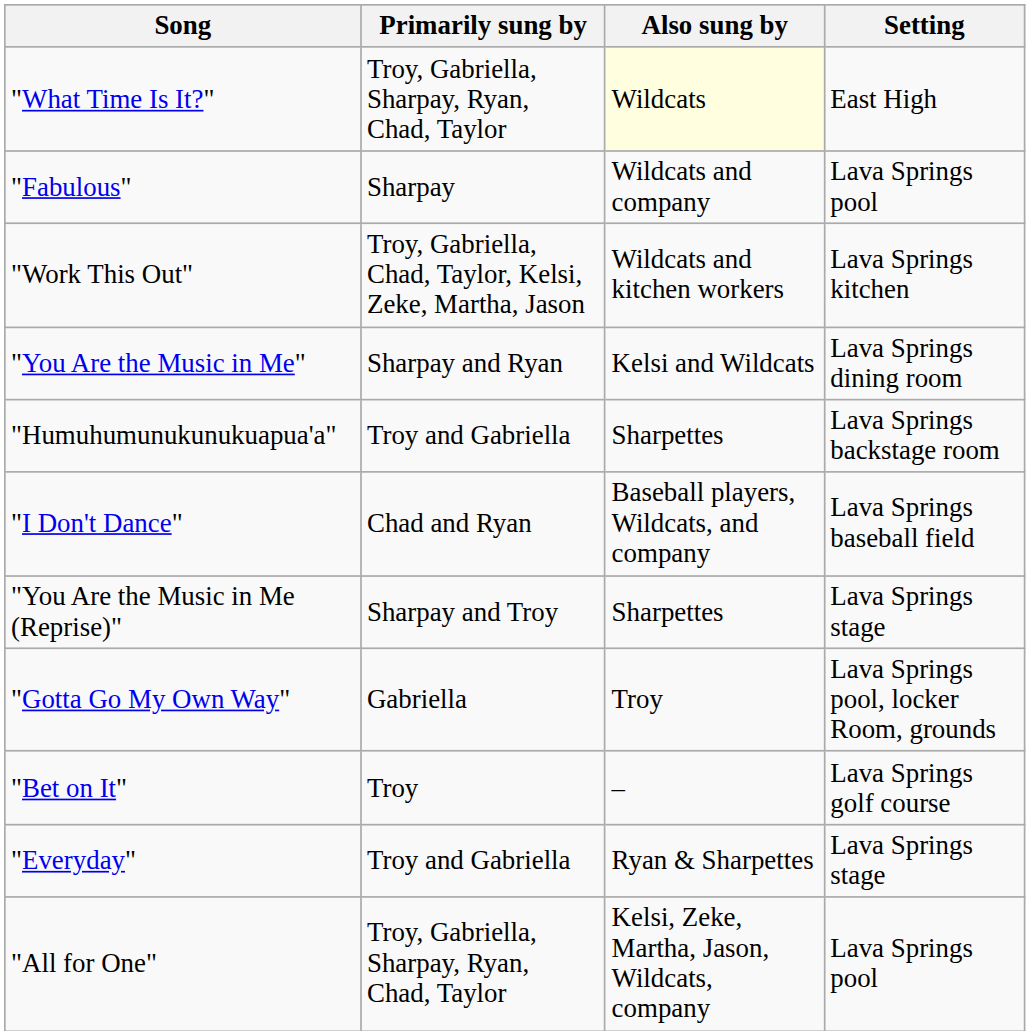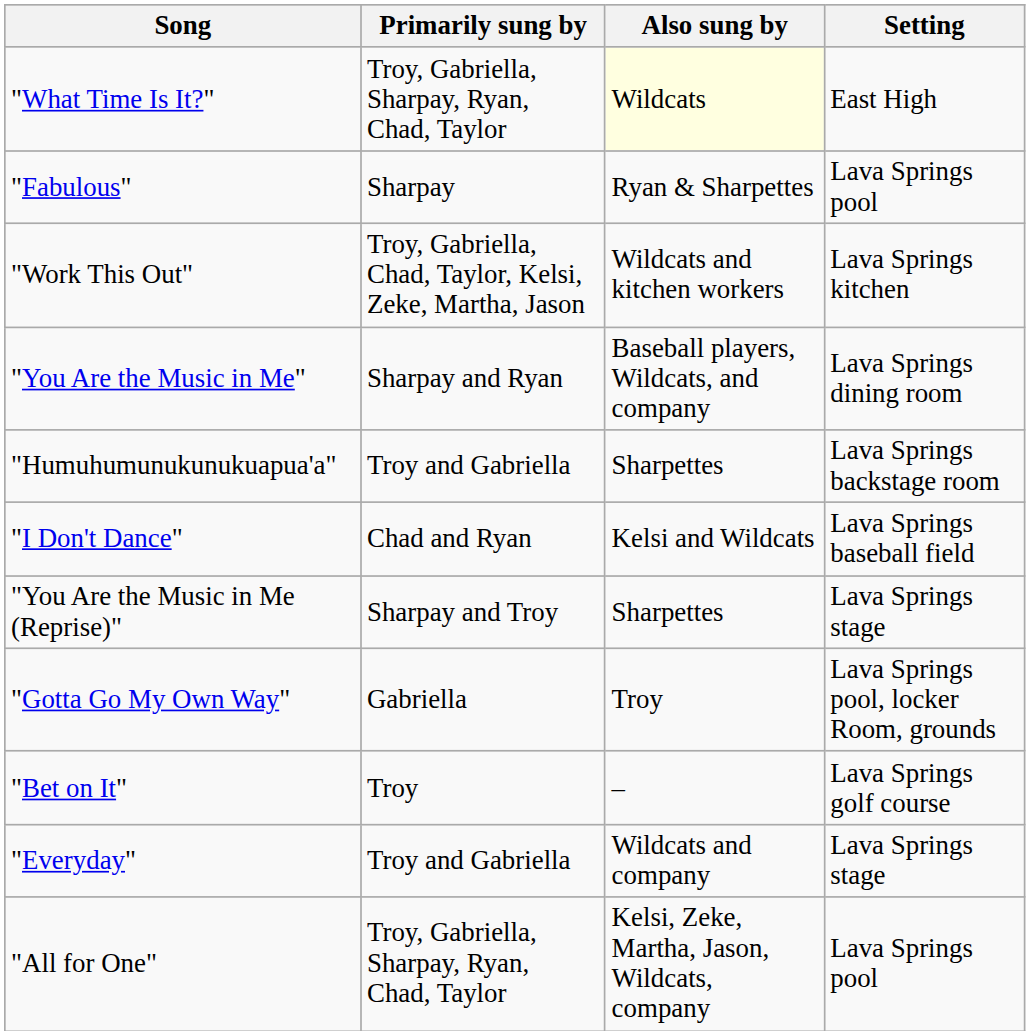(682, 186) Wildcats and company -> (713, 186) Ryan & Sharpettes
(713, 362) Kelsi and Wildcats -> (703, 377) Baseball players, Wildcats, and company
(703, 523) Baseball players, Wildcats, and company -> (713, 538) Kelsi and Wildcats
(713, 860) Ryan & Sharpettes -> (682, 860) Wildcats and company
